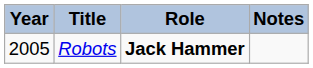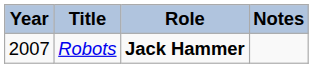(29, 48) 2005 -> (29, 48) 2007
